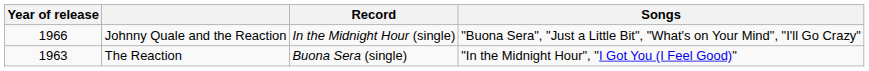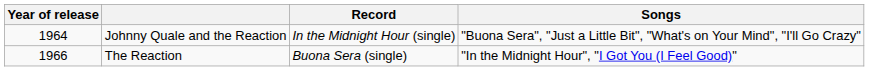(53, 35) 1966 -> (53, 35) 1964
(53, 55) 1963 -> (53, 55) 1966
